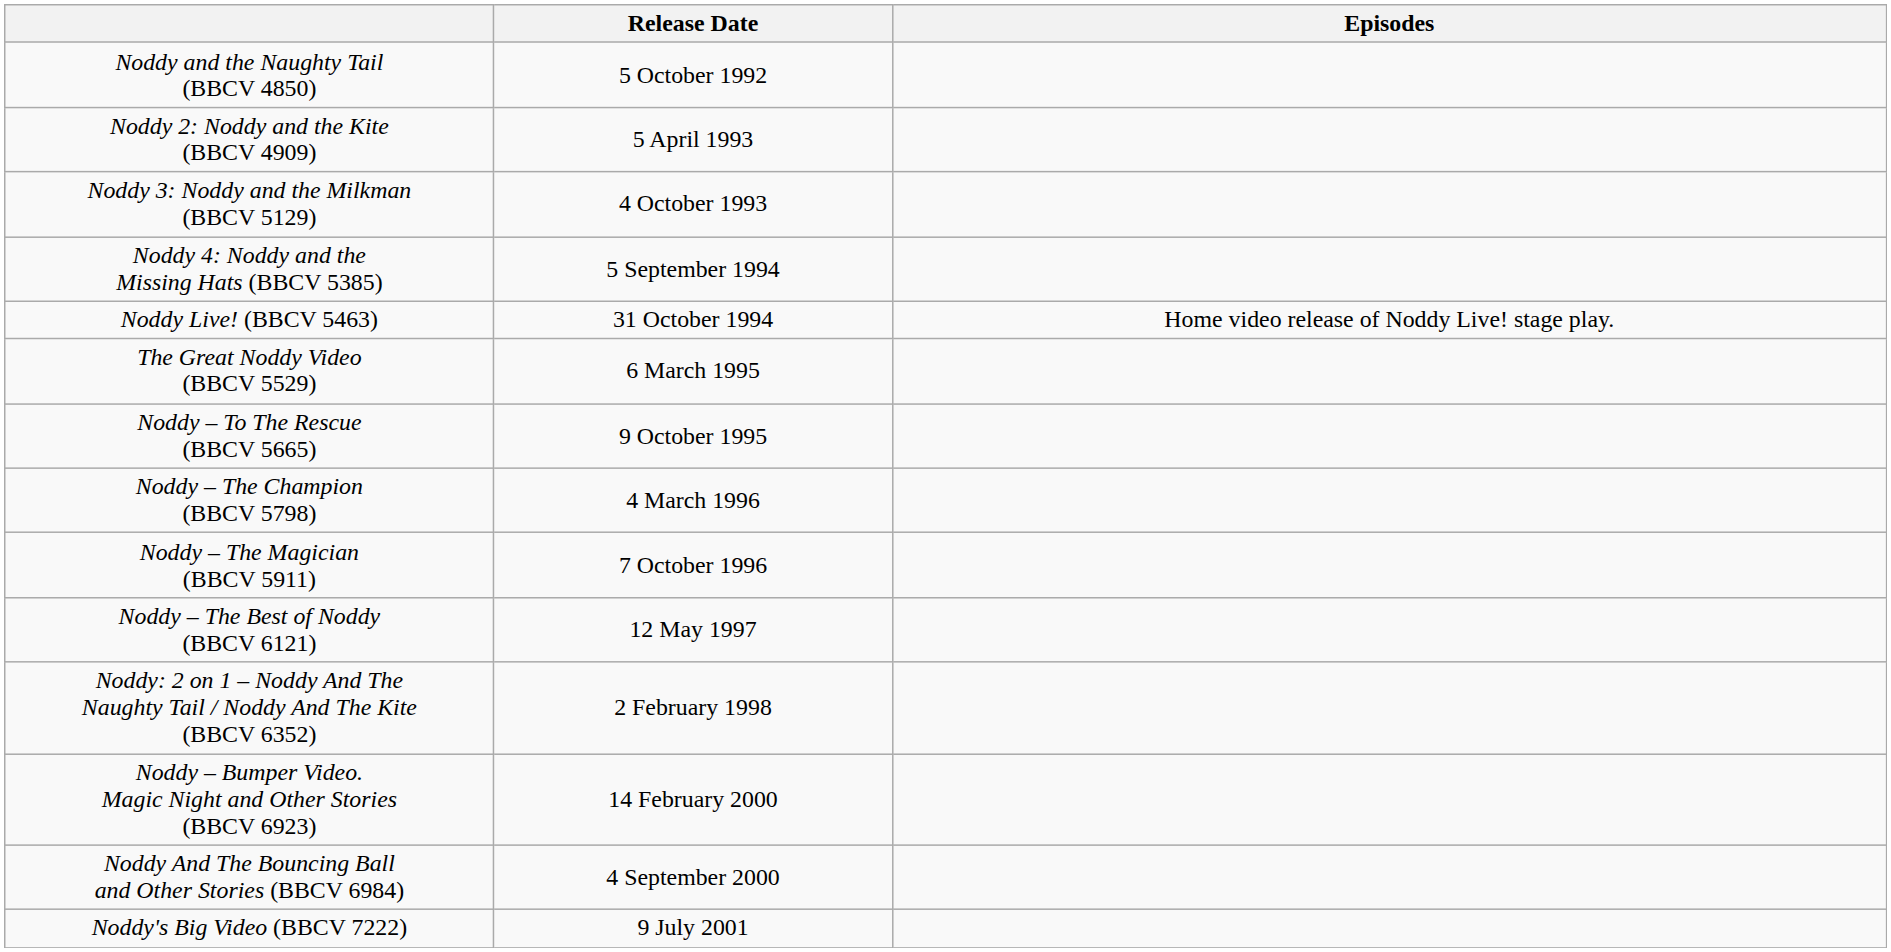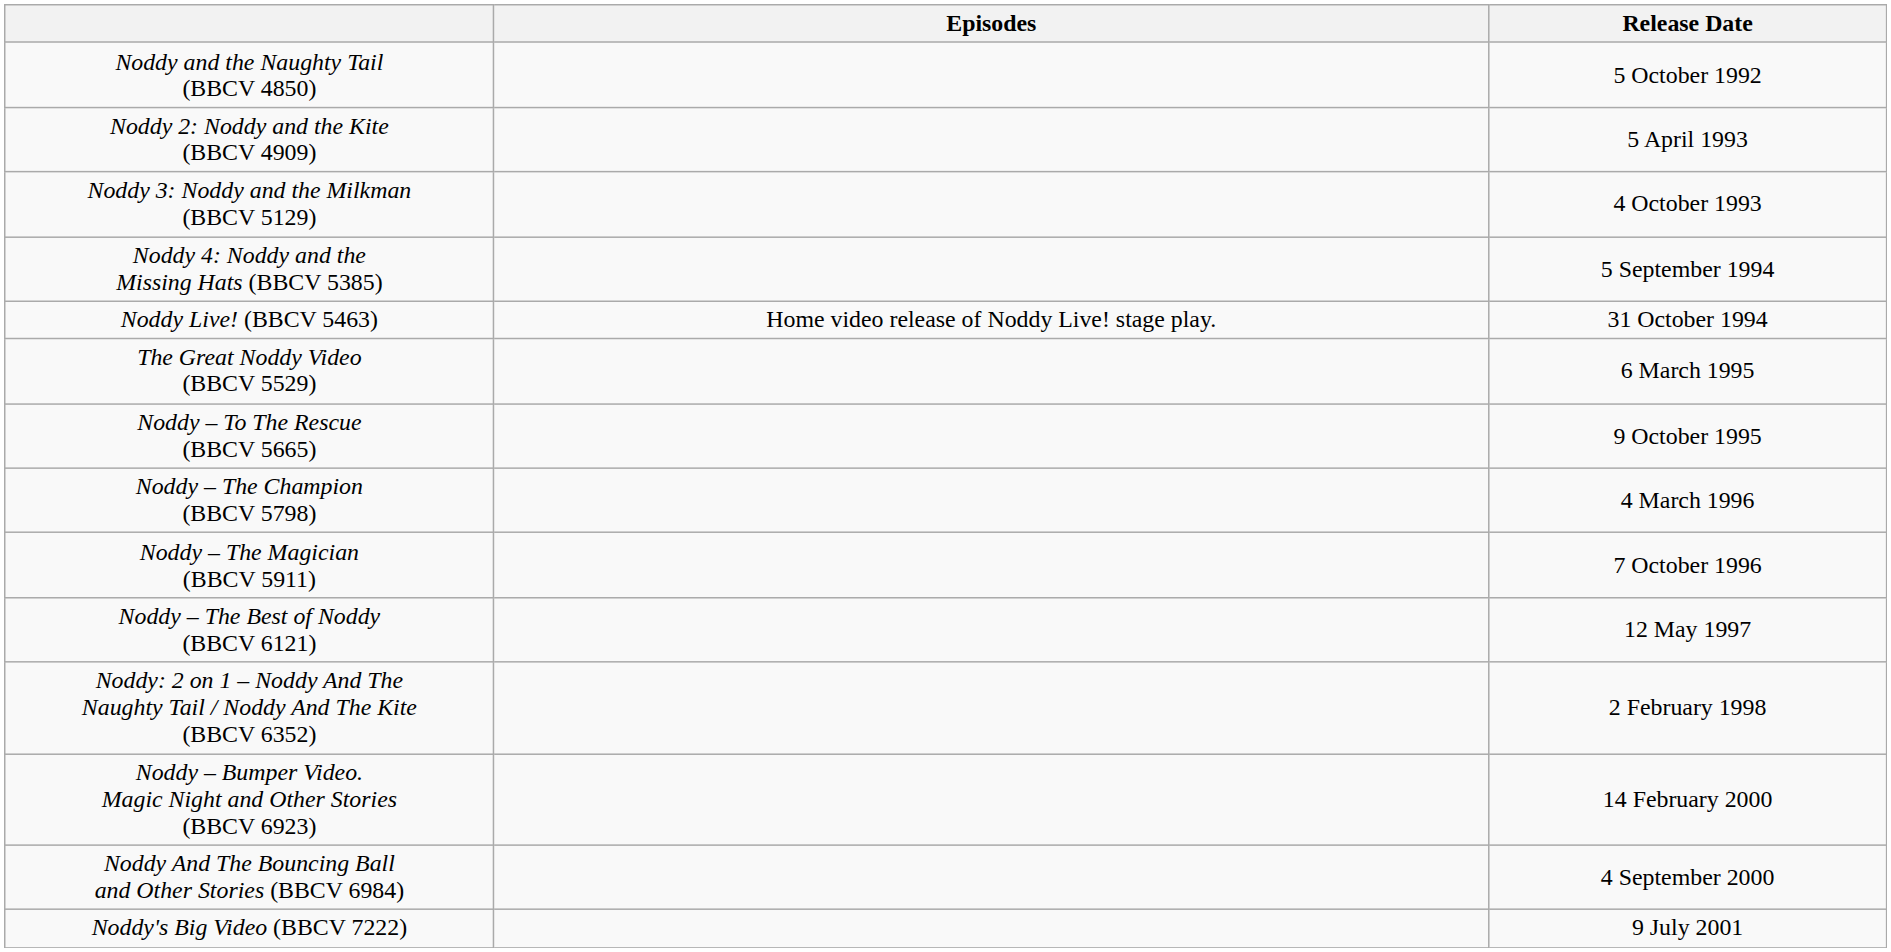columns swapped: (693, 23) <-> (1389, 23)
